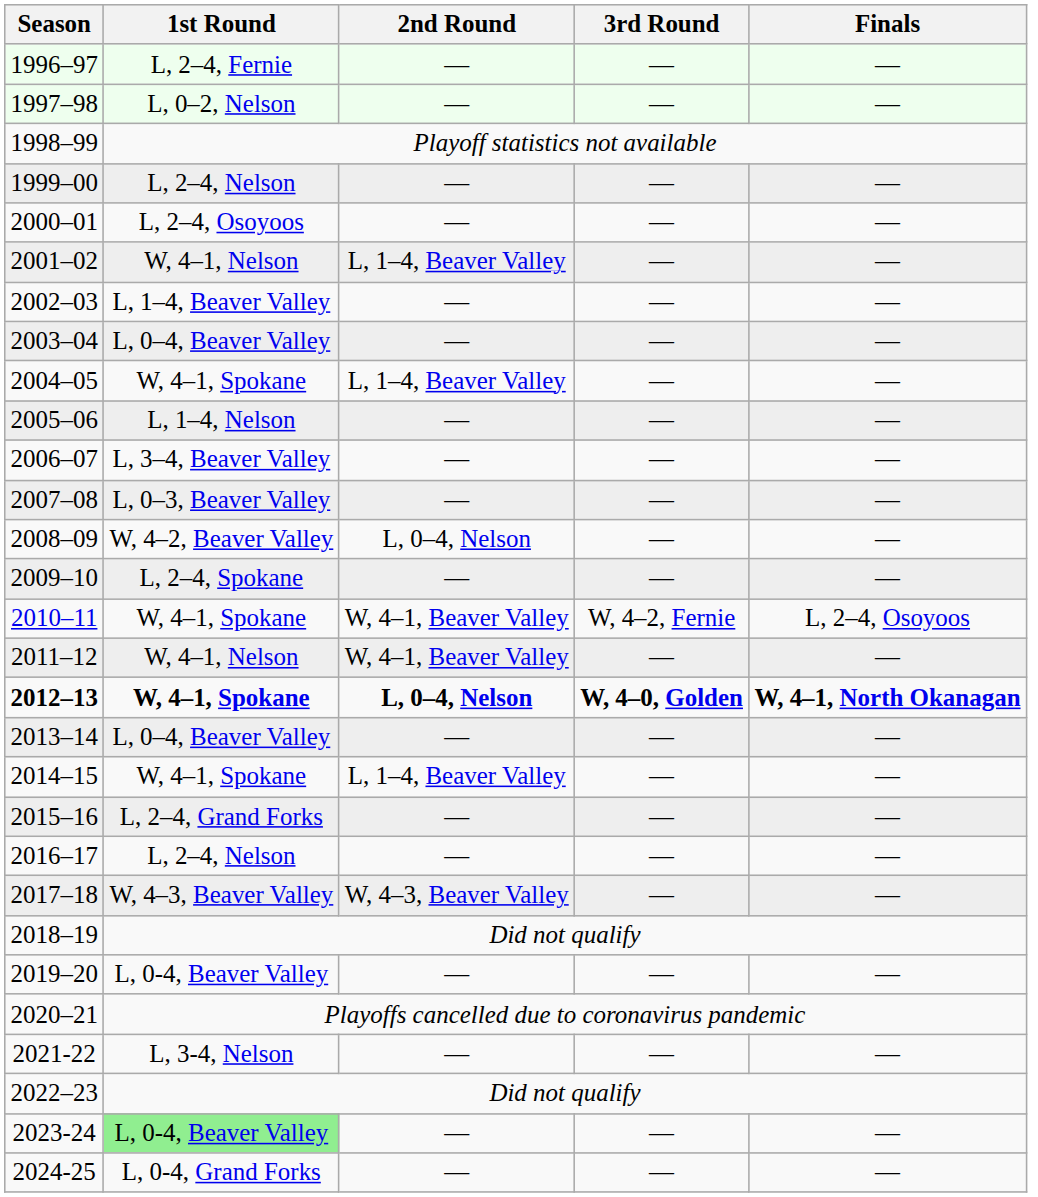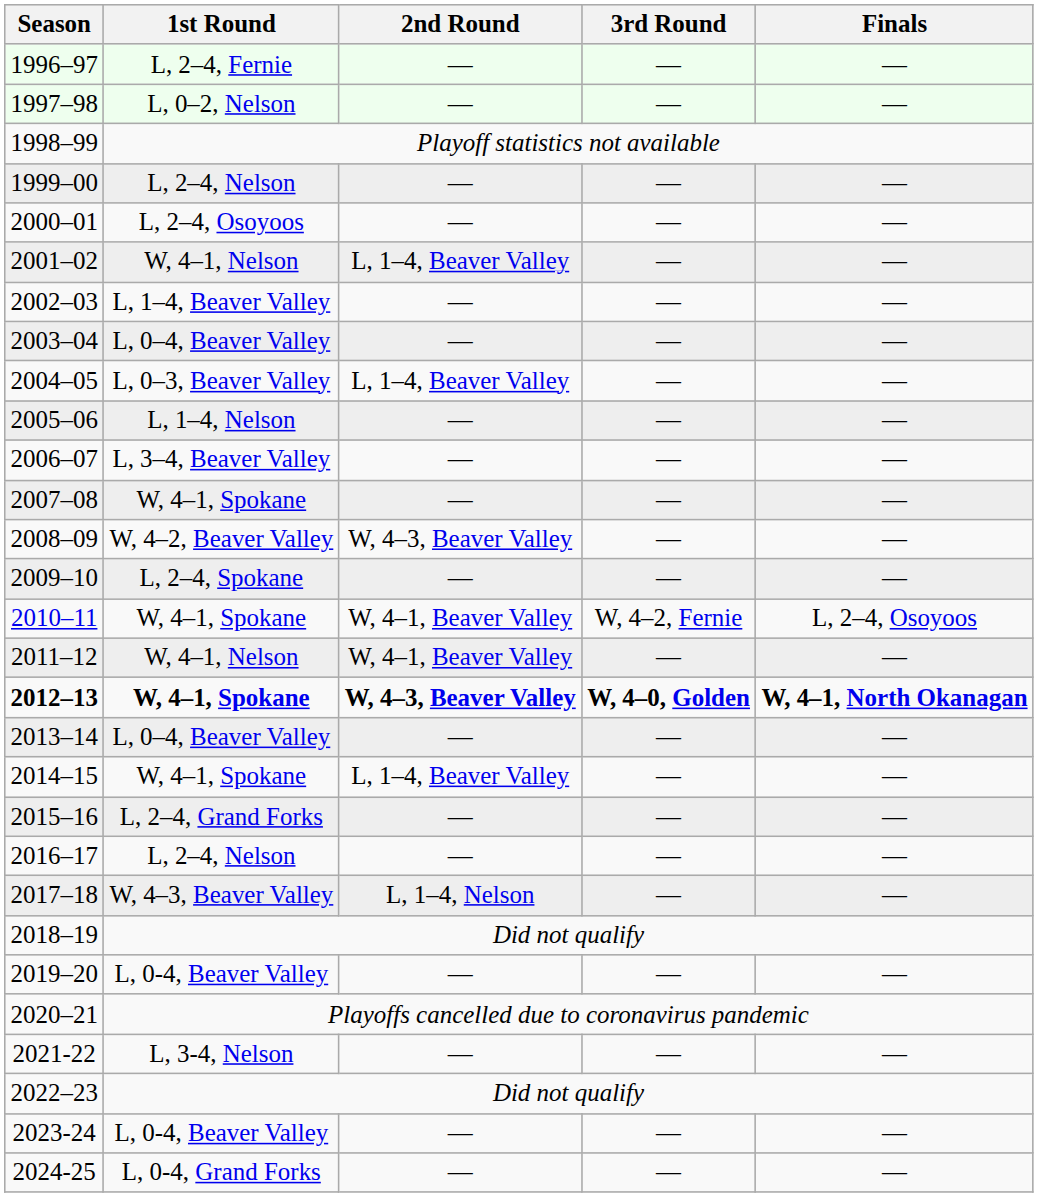(221, 380) W, 4–1, Spokane -> (221, 380) L, 0–3, Beaver Valley
(221, 499) L, 0–3, Beaver Valley -> (221, 499) W, 4–1, Spokane
(457, 538) L, 0–4, Nelson -> (460, 538) W, 4–3, Beaver Valley
(457, 697) L, 0–4, Nelson -> (460, 697) W, 4–3, Beaver Valley
(457, 895) W, 4–3, Beaver Valley -> (460, 895) L, 1–4, Nelson
(221, 1132) lightgreen background -> (221, 1132) no background
